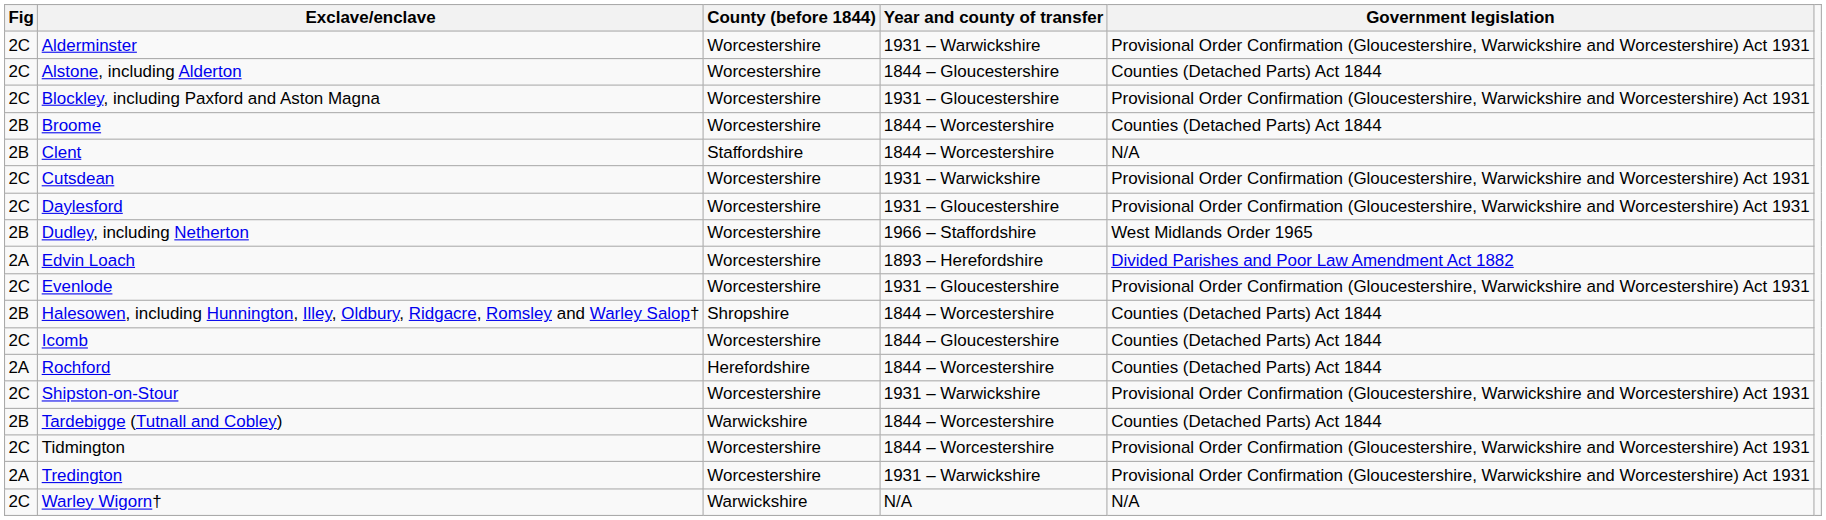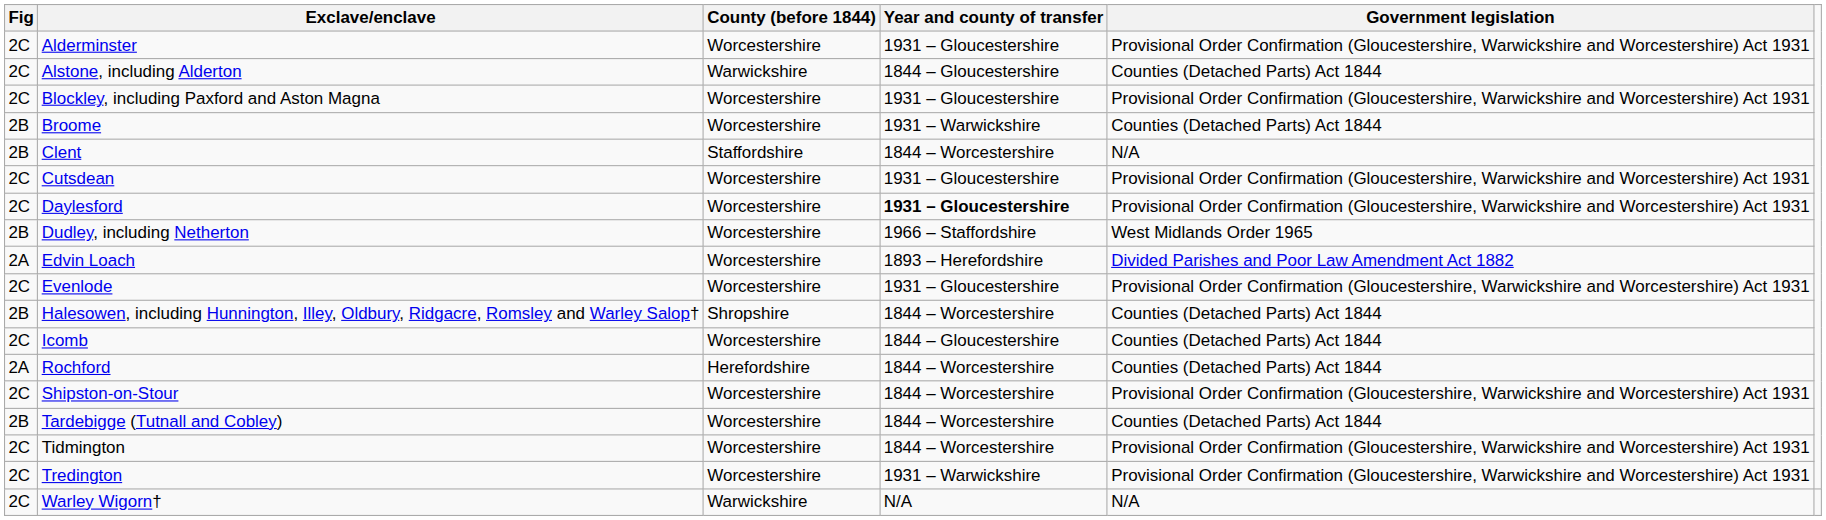(962, 44) 1931 – Warwickshire -> (971, 44) 1931 – Gloucestershire
(764, 71) Worcestershire -> (757, 71) Warwickshire
(969, 125) 1844 – Worcestershire -> (962, 125) 1931 – Warwickshire
(962, 179) 1931 – Warwickshire -> (971, 179) 1931 – Gloucestershire
(971, 206) normal -> (977, 206) bold
(962, 394) 1931 – Warwickshire -> (969, 394) 1844 – Worcestershire
(757, 421) Warwickshire -> (764, 421) Worcestershire
(19, 475) 2A -> (19, 475) 2C
